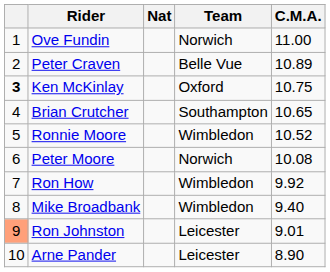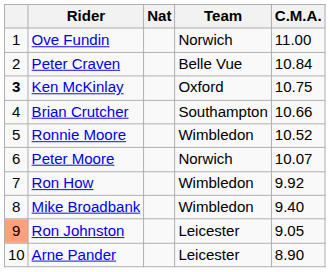(294, 64) 10.89 -> (294, 64) 10.84
(294, 111) 10.65 -> (294, 111) 10.66
(294, 159) 10.08 -> (294, 159) 10.07
(289, 231) 9.01 -> (289, 231) 9.05
